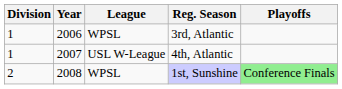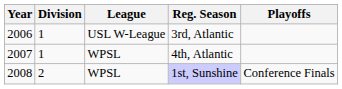columns swapped: (69, 14) <-> (29, 14)
(104, 34) WPSL -> (126, 34) USL W-League
(126, 53) USL W-League -> (104, 53) WPSL
(289, 73) lightgreen background -> (289, 73) no background
